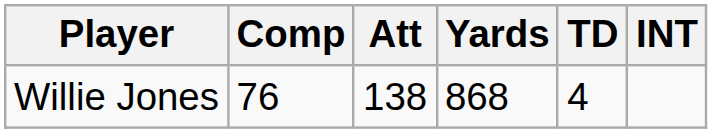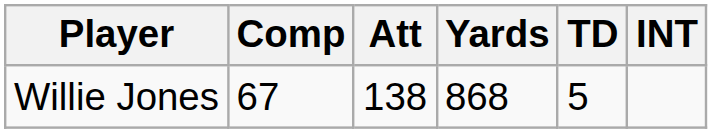(258, 95) 76 -> (258, 95) 67
(578, 95) 4 -> (578, 95) 5
